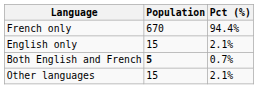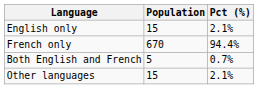rows swapped: (39, 28) <-> (42, 44)
(149, 60) bold -> (149, 60) normal
